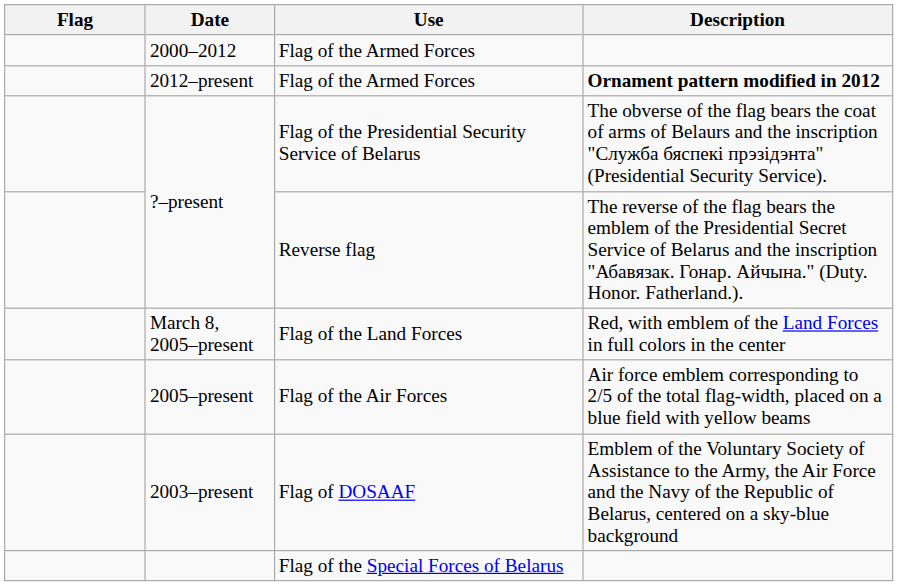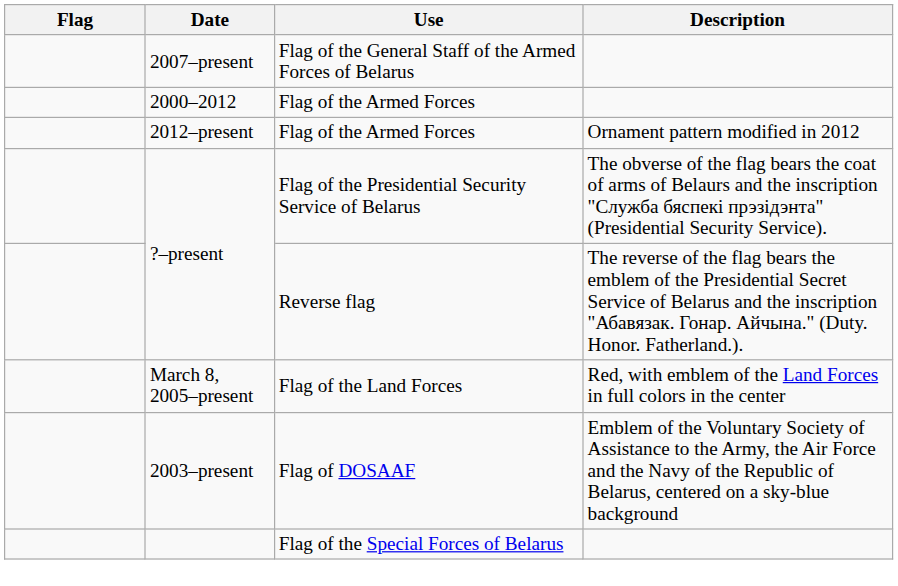+ row: (202, 60)
(734, 80) bold -> (724, 132) normal
- row: (202, 396)
